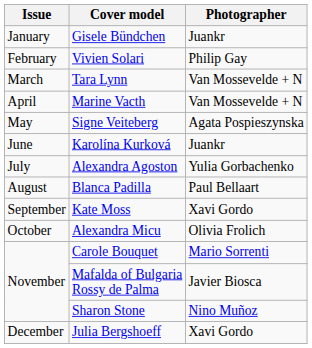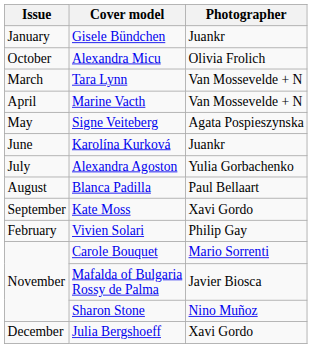rows swapped: (108, 58) <-> (116, 230)
